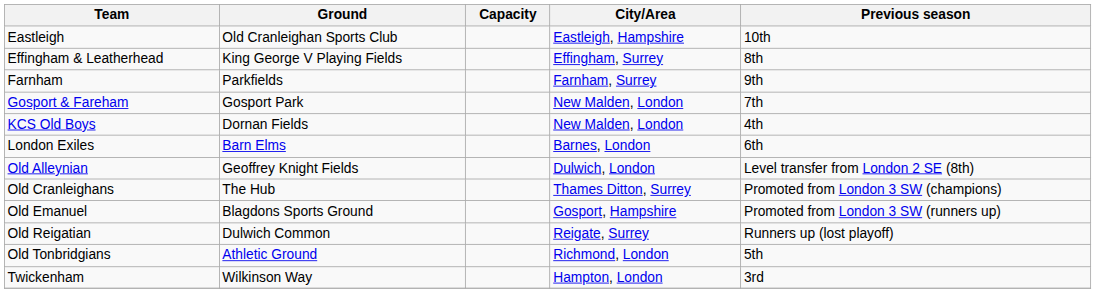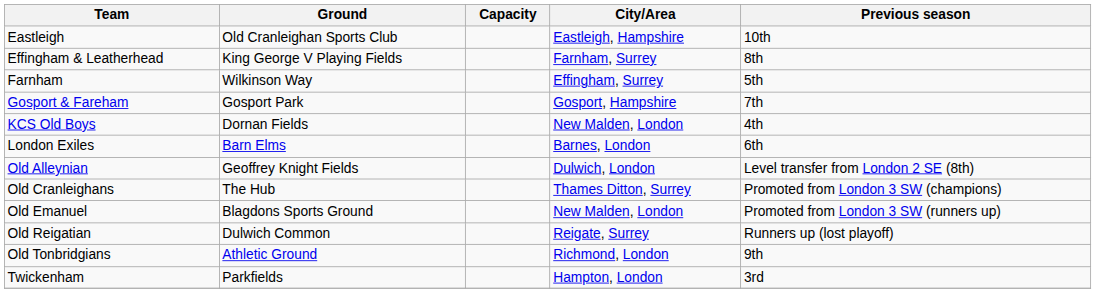(608, 59) Effingham, Surrey -> (605, 59) Farnham, Surrey
(253, 80) Parkfields -> (267, 80) Wilkinson Way
(605, 80) Farnham, Surrey -> (608, 80) Effingham, Surrey
(754, 80) 9th -> (754, 80) 5th
(618, 102) New Malden, London -> (615, 102) Gosport, Hampshire
(615, 211) Gosport, Hampshire -> (618, 211) New Malden, London
(754, 255) 5th -> (754, 255) 9th
(267, 277) Wilkinson Way -> (253, 277) Parkfields
